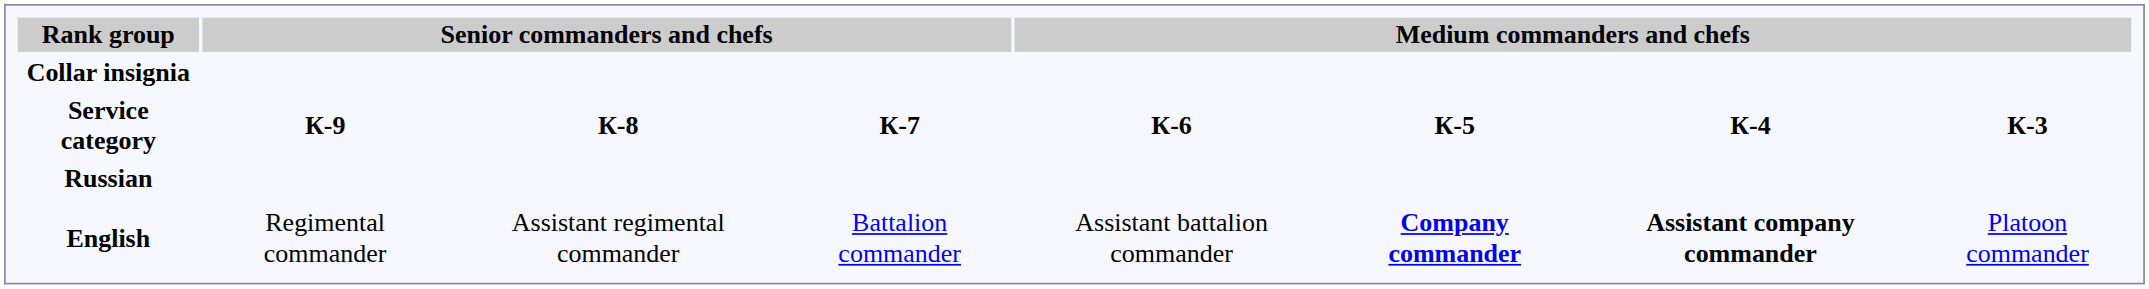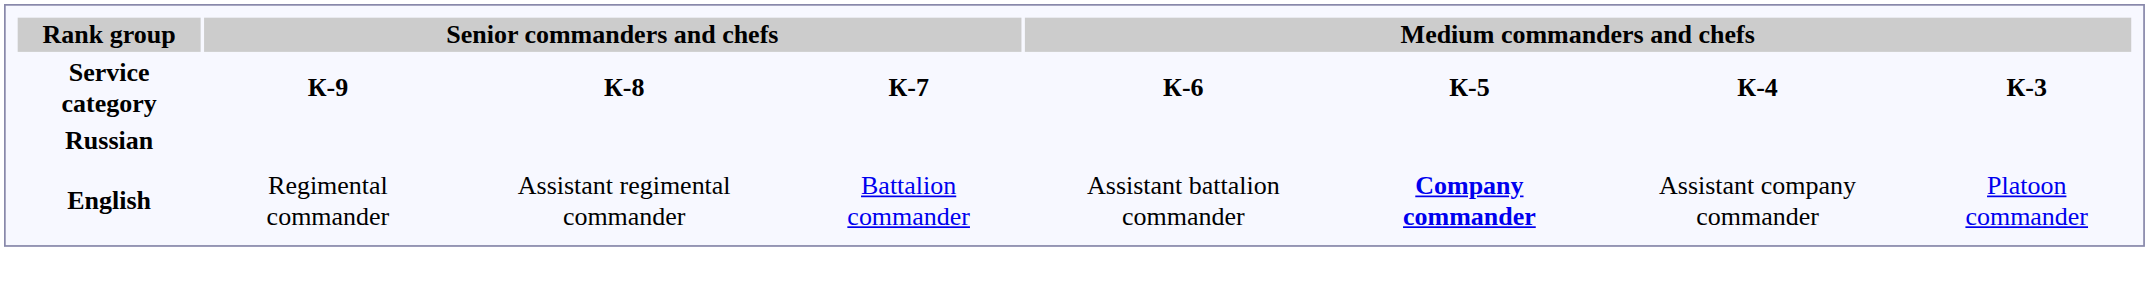- row: (108, 72)
(1750, 237) bold -> (1758, 200) normal
